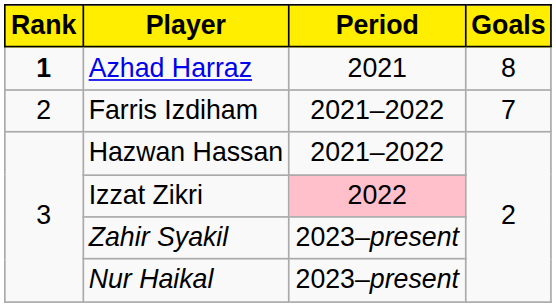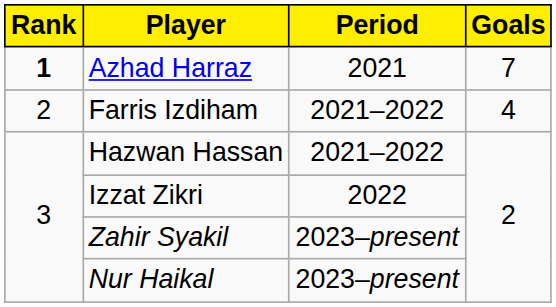(508, 68) 8 -> (508, 68) 7
(508, 110) 7 -> (508, 110) 4
(377, 195) pink background -> (377, 195) no background
